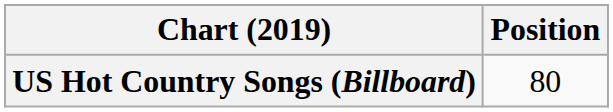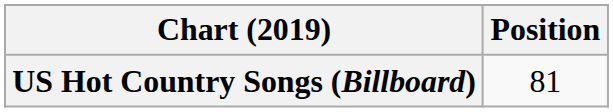(545, 80) 80 -> (545, 80) 81
